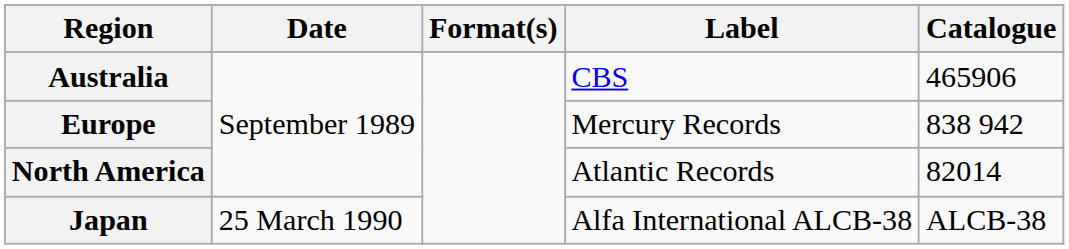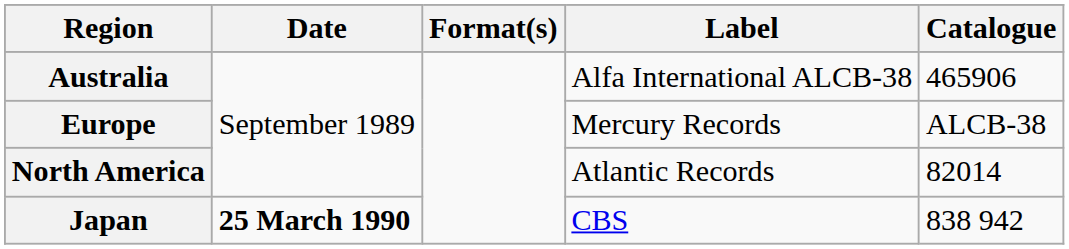(600, 76) CBS -> (742, 76) Alfa International ALCB-38
(975, 123) 838 942 -> (986, 123) ALCB-38
(311, 219) normal -> (315, 219) bold
(742, 219) Alfa International ALCB-38 -> (600, 219) CBS
(986, 219) ALCB-38 -> (975, 219) 838 942
